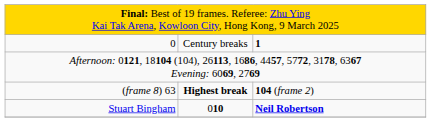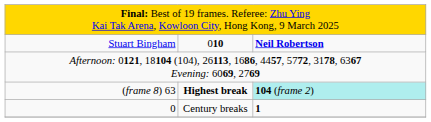rows swapped: (142, 108) <-> (173, 43)
(285, 91) no background -> (285, 91) paleturquoise background
